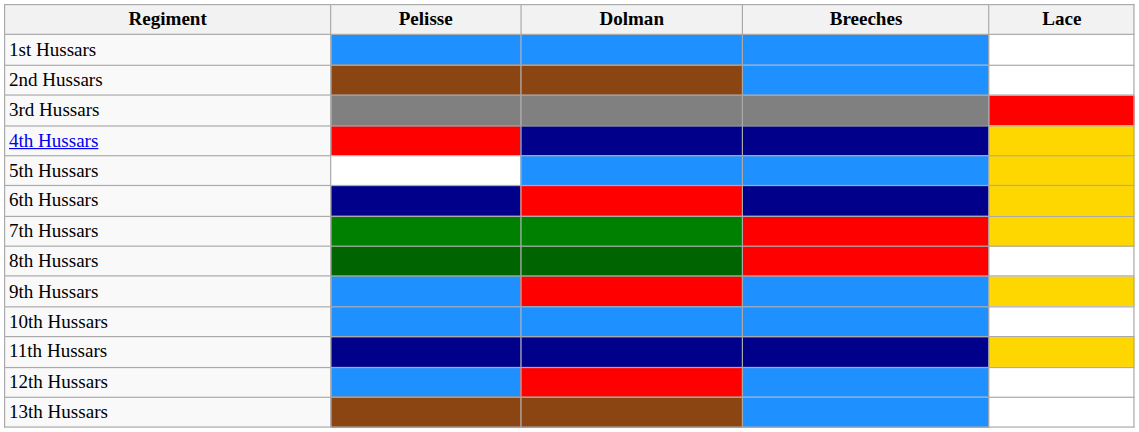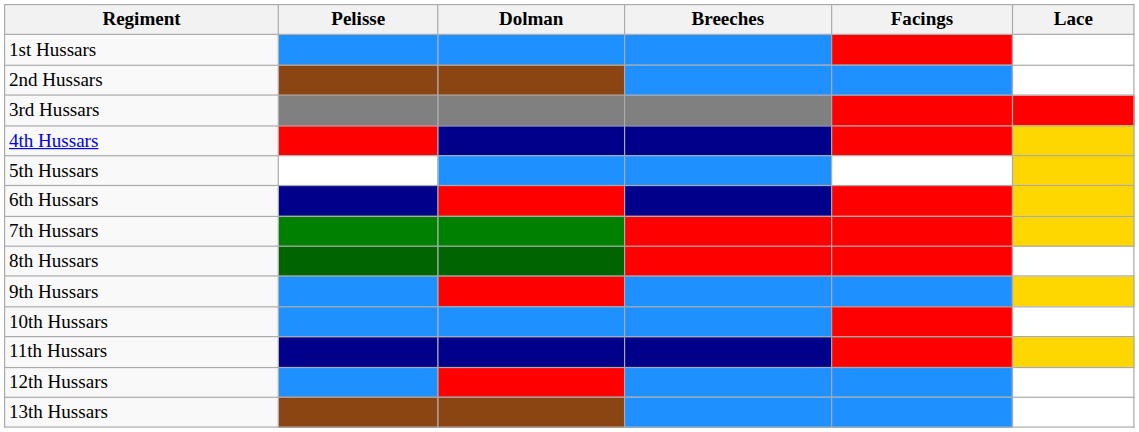+ column: (922, 19)
